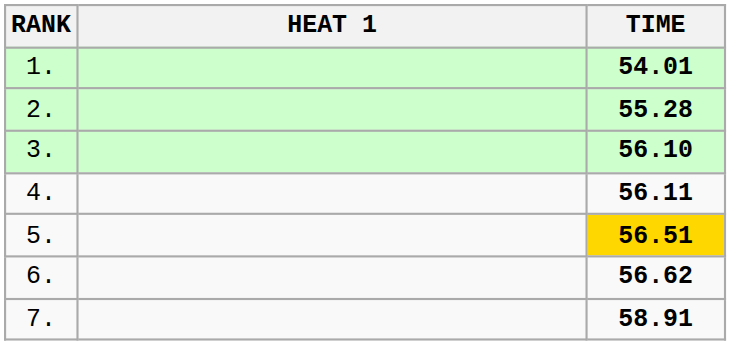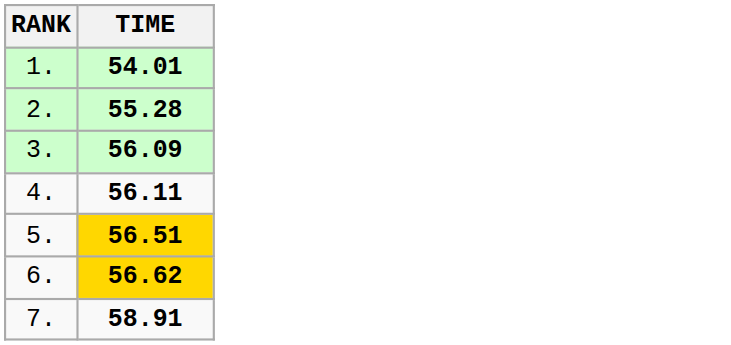- column: (332, 26)
(656, 151) 56.10 -> (145, 151) 56.09
(656, 277) no background -> (145, 277) gold background
